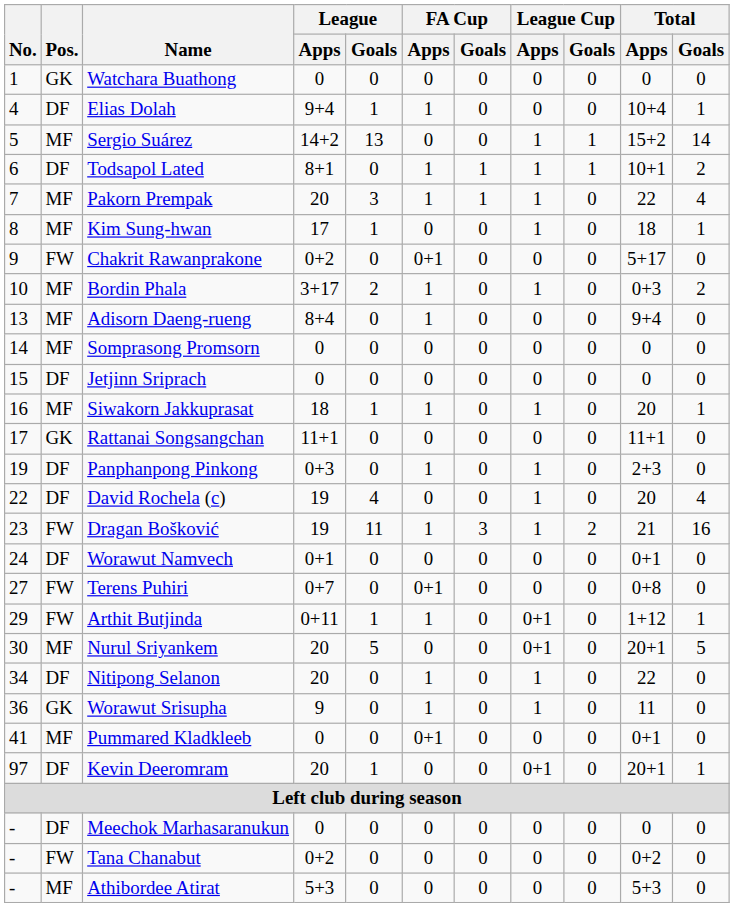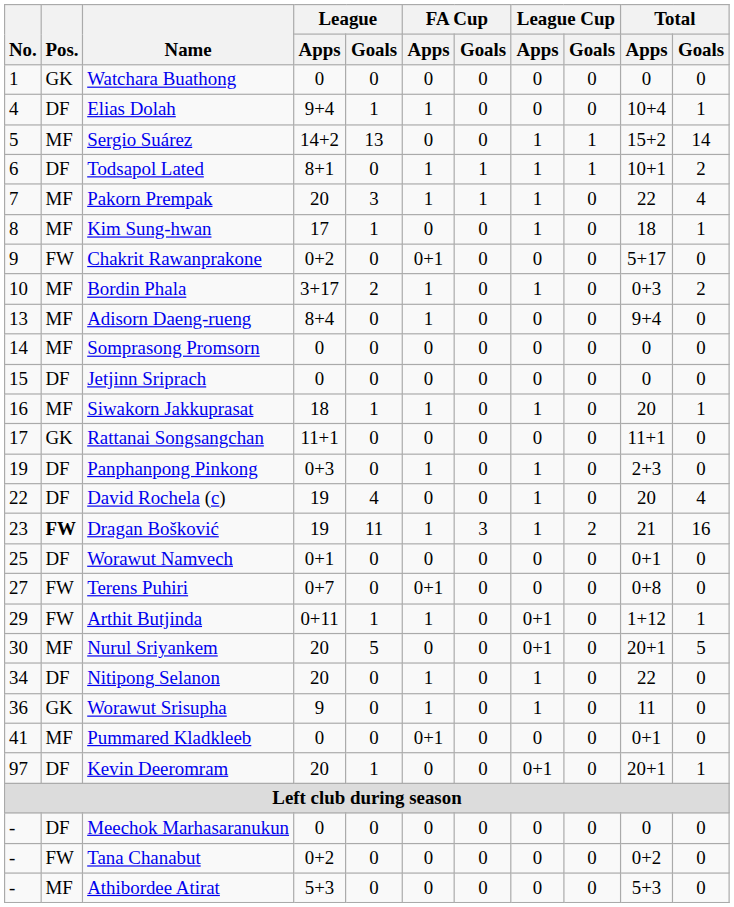(60, 528) normal -> (61, 528) bold
(18, 558) 24 -> (18, 558) 25
